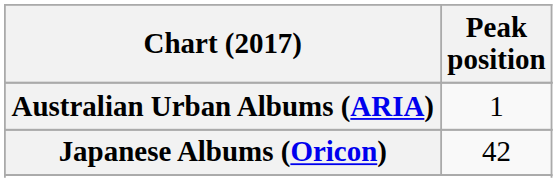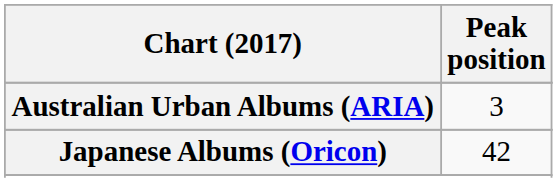(496, 105) 1 -> (496, 105) 3
